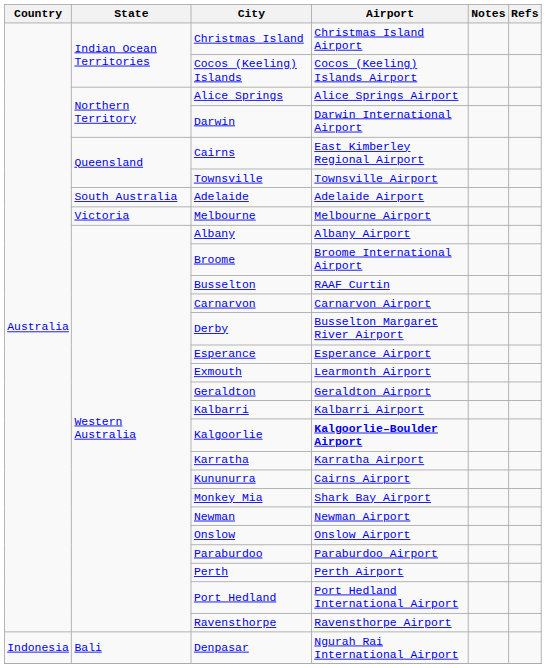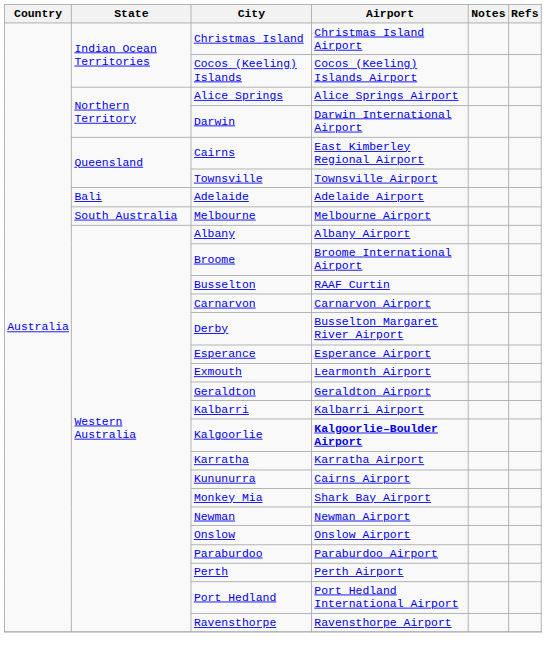(126, 197) South Australia -> (88, 197) Bali
(102, 216) Victoria -> (126, 216) South Australia
- row: (221, 648)
